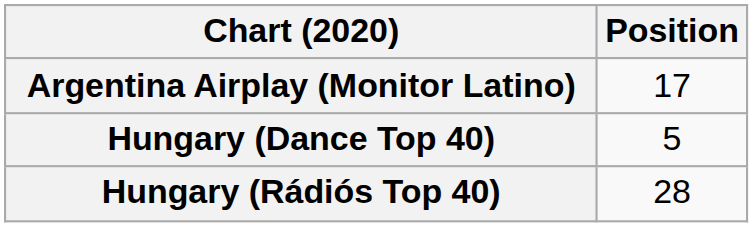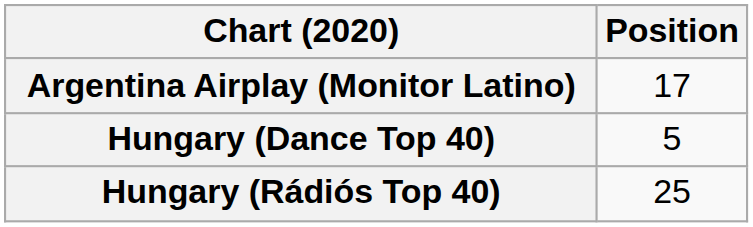(672, 192) 28 -> (672, 192) 25
